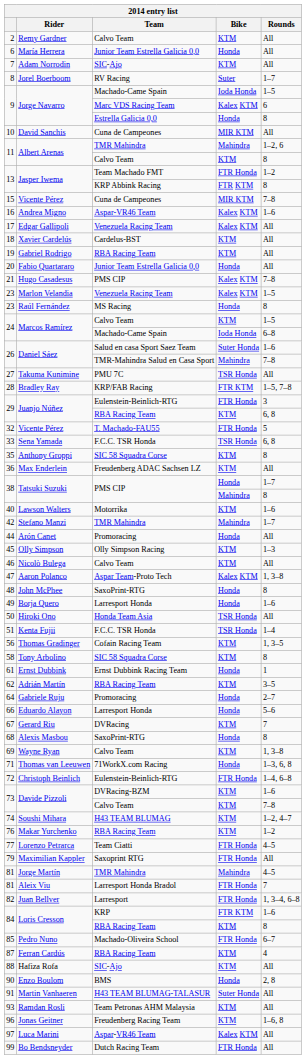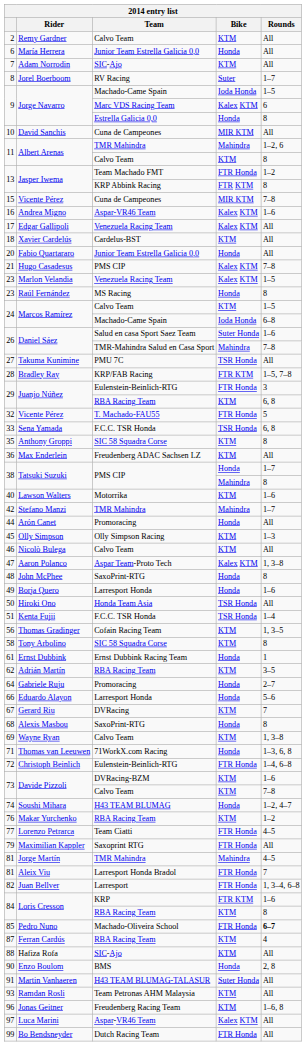- row: (45, 253)
(227, 818) KTM -> (229, 805) Honda
(269, 939) normal -> (269, 926) bold
